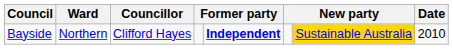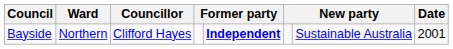(354, 34) gold background -> (354, 34) no background
(432, 34) 2010 -> (432, 34) 2001
